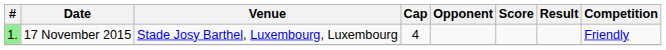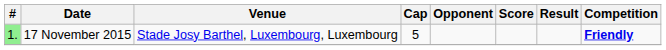(415, 34) 4 -> (415, 34) 5
(607, 34) normal -> (609, 34) bold
